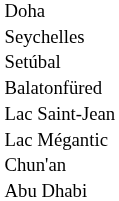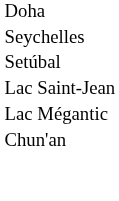- row: (53, 88)
- row: (46, 191)
